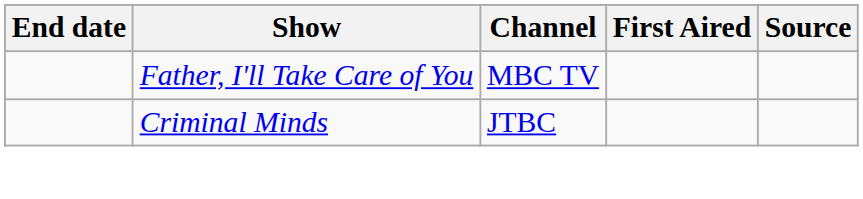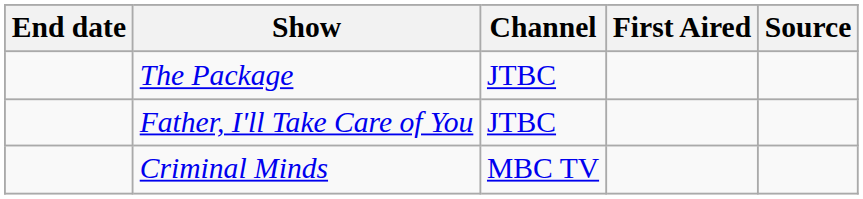+ row: (217, 74)
(543, 74) MBC TV -> (522, 121) JTBC
(522, 121) JTBC -> (543, 168) MBC TV
